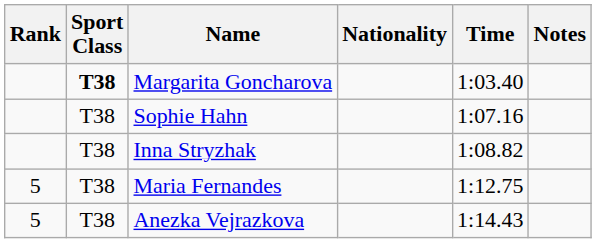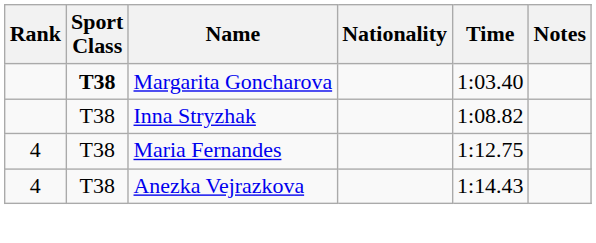- row: (190, 116)
(35, 185) 5 -> (35, 150) 4
(35, 220) 5 -> (35, 185) 4
